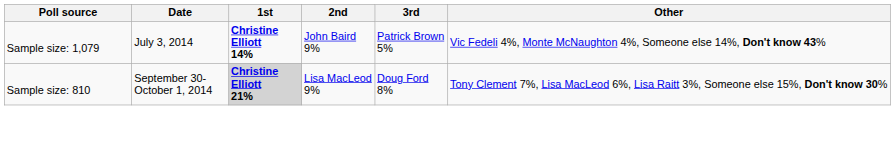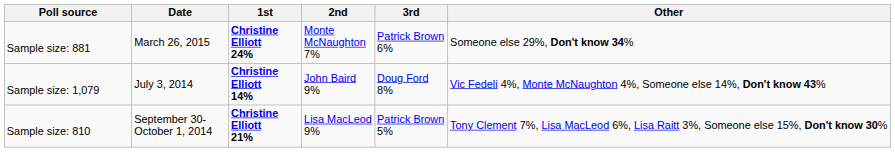+ row: (49, 48)
(411, 42) Patrick Brown 5% -> (403, 84) Doug Ford 8%
(255, 84) lightgrey background -> (255, 126) no background
(403, 84) Doug Ford 8% -> (411, 126) Patrick Brown 5%
